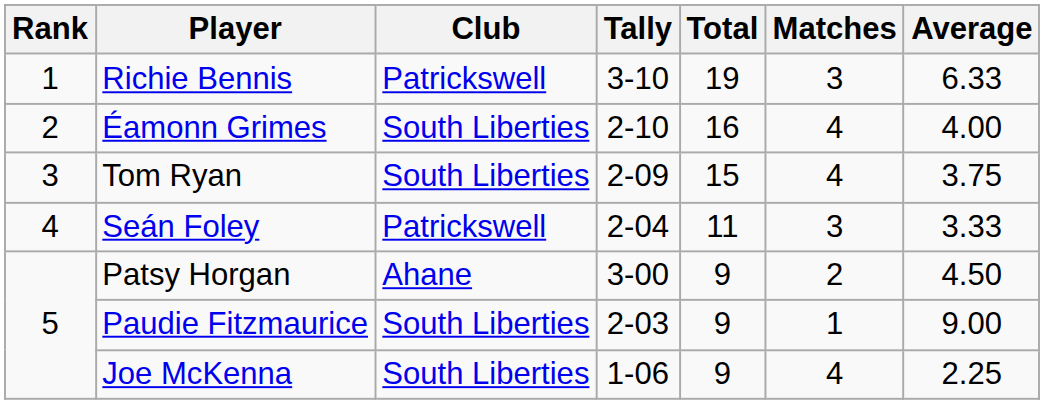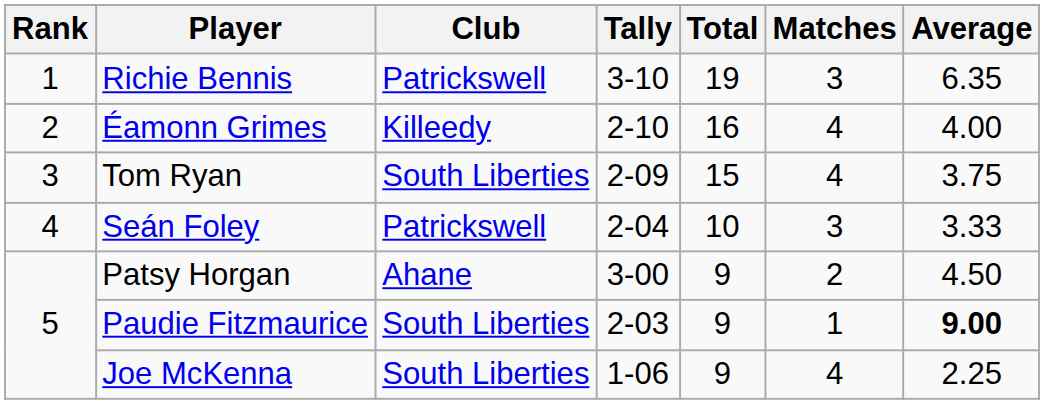(972, 78) 6.33 -> (972, 78) 6.35
(486, 127) South Liberties -> (437, 127) Killeedy
(722, 226) 11 -> (722, 226) 10
(972, 324) normal -> (972, 324) bold
